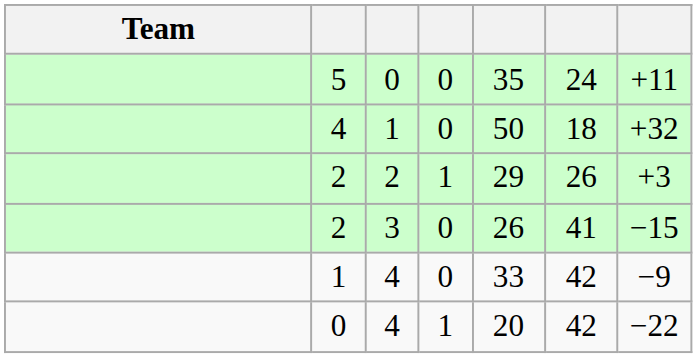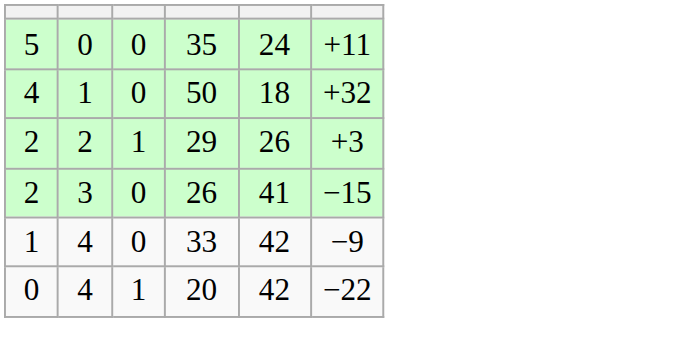- column: (158, 29)
